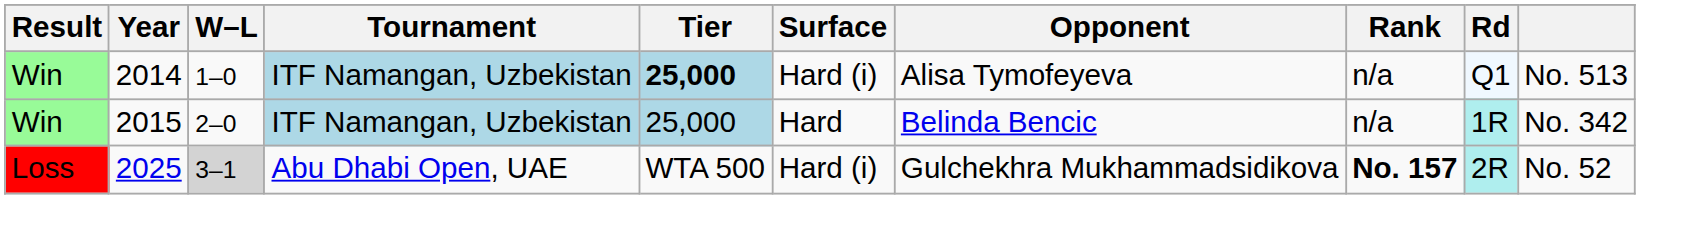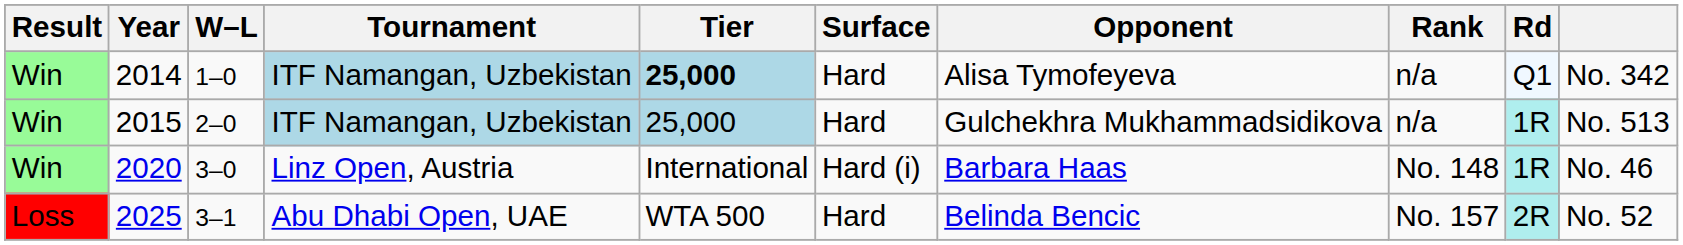(828, 74) Hard (i) -> (854, 74) Hard
(1576, 74) No. 513 -> (1618, 74) No. 342
(999, 121) Belinda Bencic -> (1163, 121) Gulchekhra Mukhammadsidikova
(1576, 121) No. 342 -> (1618, 121) No. 513
+ row: (149, 168)
(216, 170) lightgrey background -> (216, 217) no background
(828, 168) Hard (i) -> (854, 215) Hard
(1120, 168) Gulchekhra Mukhammadsidikova -> (1042, 215) Belinda Bencic
(1405, 168) bold -> (1447, 215) normal
